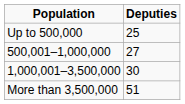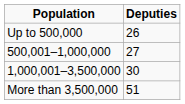(133, 33) 25 -> (133, 33) 26
